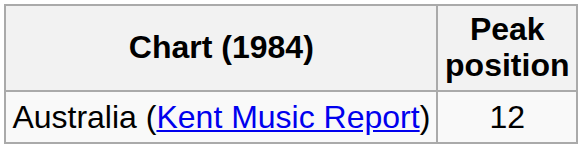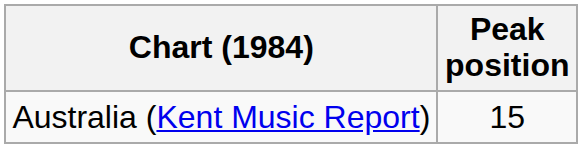(507, 116) 12 -> (507, 116) 15
